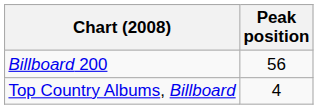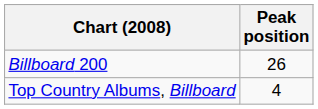(276, 63) 56 -> (276, 63) 26
